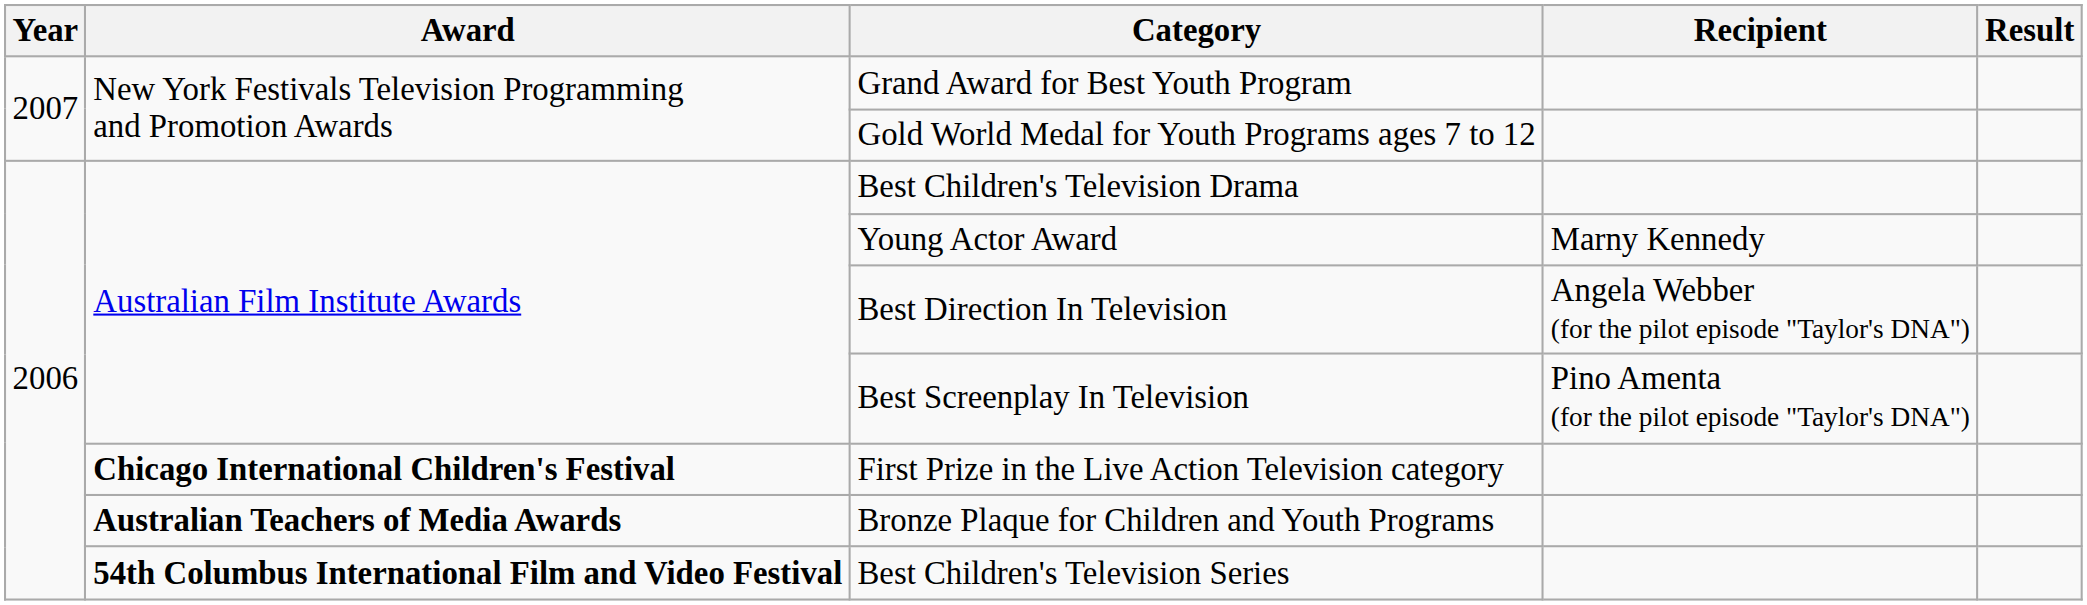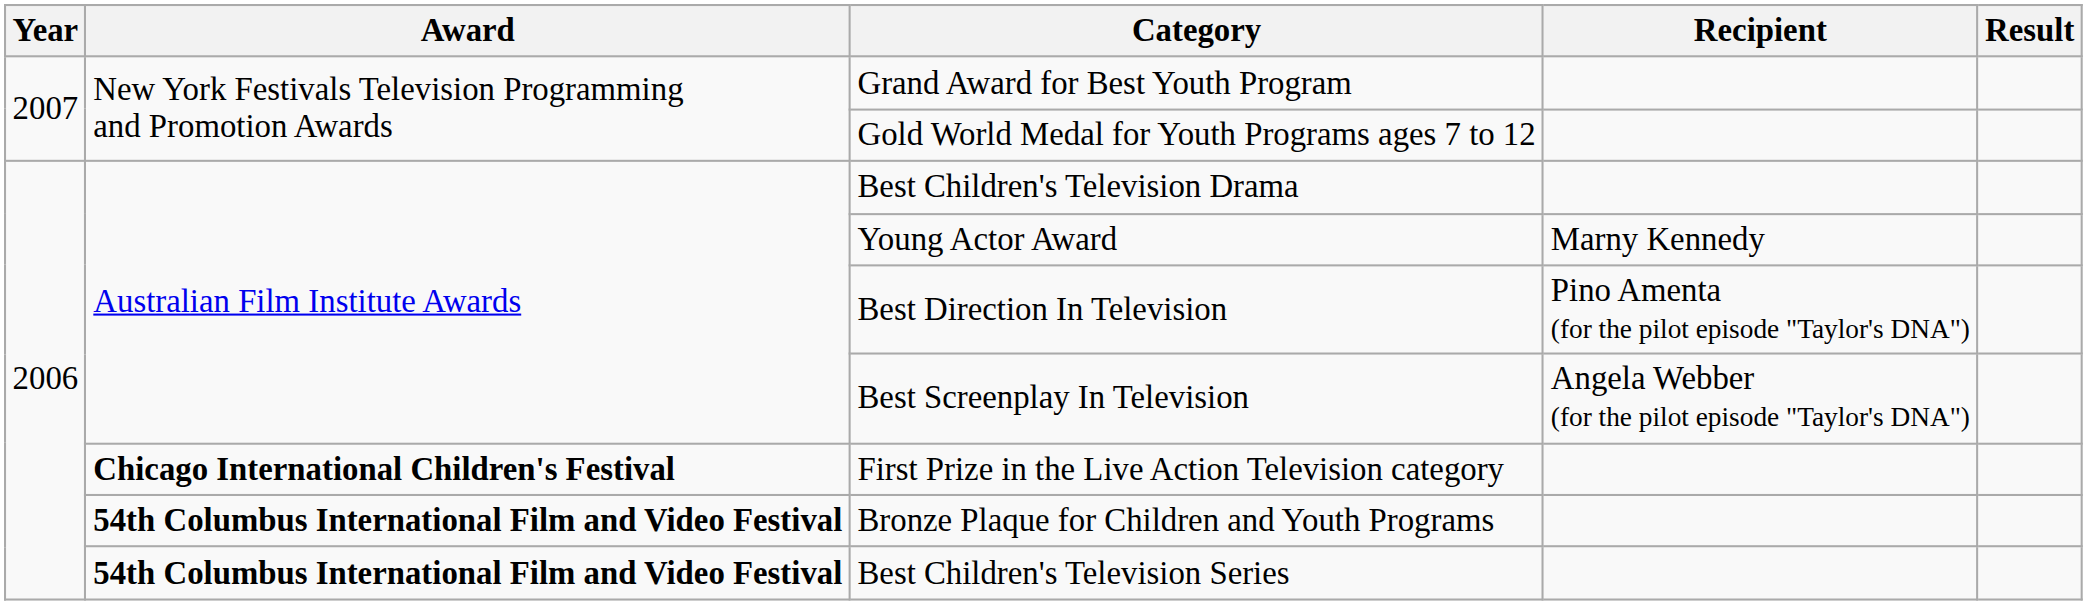(1760, 309) Angela Webber (for the pilot episode "Taylor's DNA") -> (1760, 309) Pino Amenta (for the pilot episode "Taylor's DNA")
(1760, 397) Pino Amenta (for the pilot episode "Taylor's DNA") -> (1760, 397) Angela Webber (for the pilot episode "Taylor's DNA")
(357, 520) Australian Teachers of Media Awards -> (468, 520) 54th Columbus International Film and Video Festival
